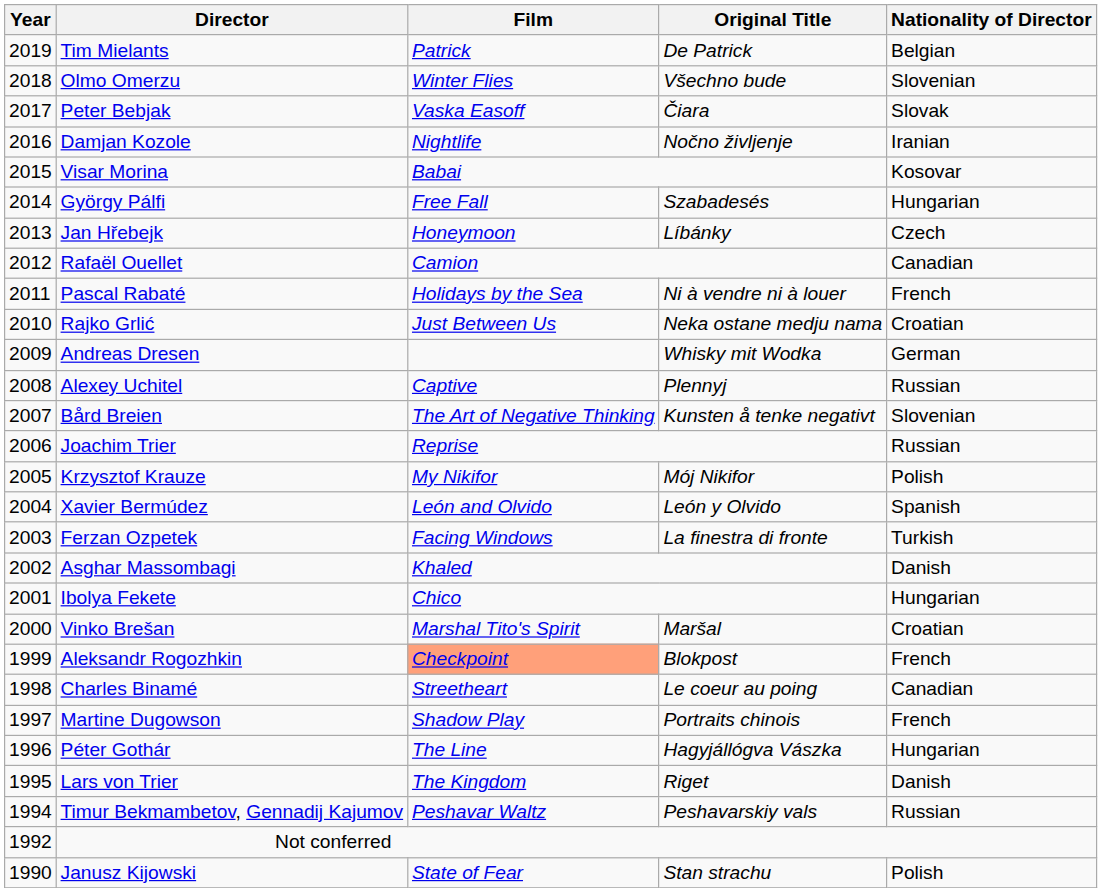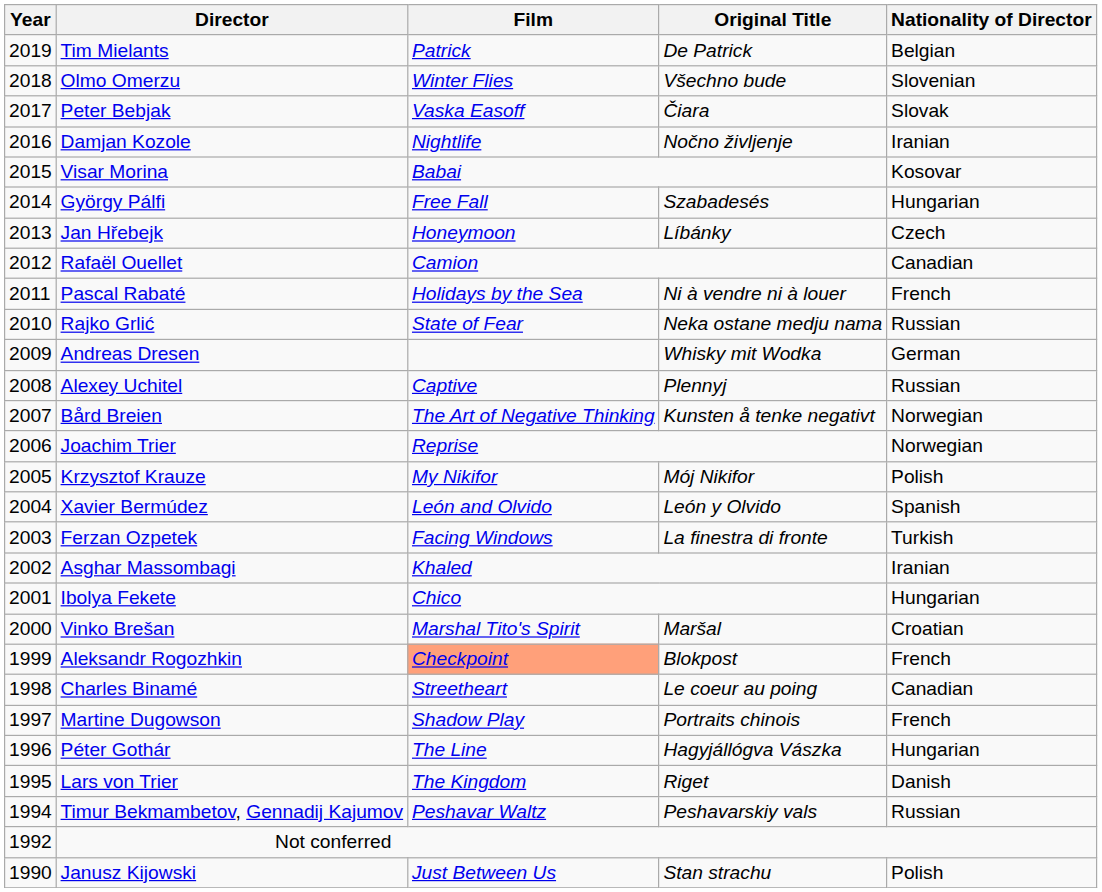(484, 324) Just Between Us -> (467, 324) State of Fear
(927, 324) Croatian -> (926, 324) Russian
(933, 415) Slovenian -> (937, 415) Norwegian
(926, 446) Russian -> (937, 446) Norwegian
(921, 567) Danish -> (920, 567) Iranian
(467, 872) State of Fear -> (484, 872) Just Between Us
